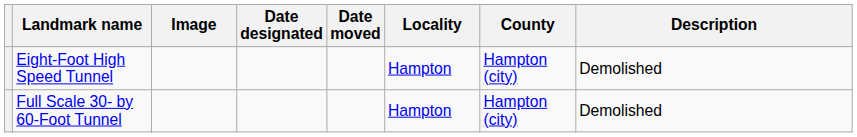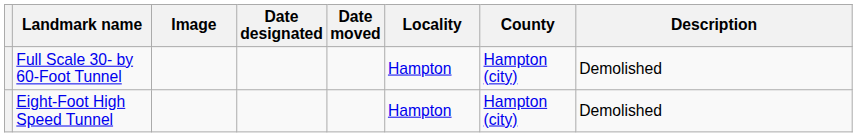rows swapped: (71, 68) <-> (75, 110)
